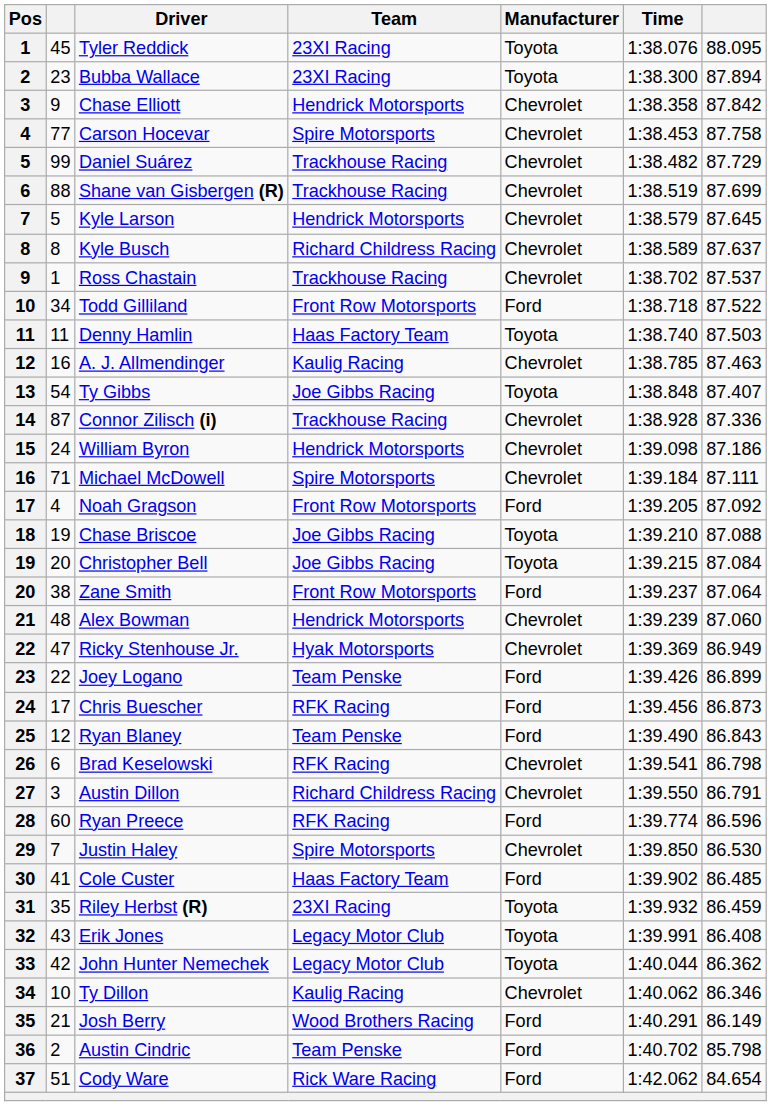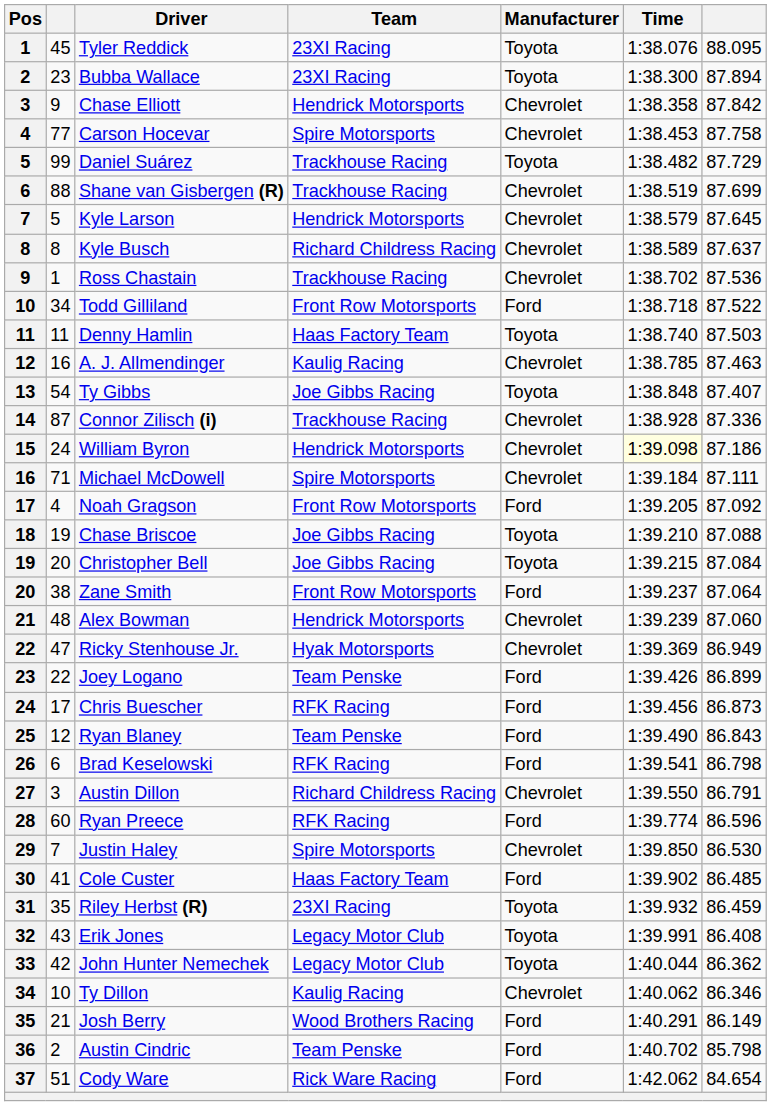(543, 162) Chevrolet -> (531, 162) Toyota
(734, 277) 87.537 -> (734, 277) 87.536
(663, 449) no background -> (663, 449) lightyellow background
(543, 764) Chevrolet -> (523, 764) Ford
